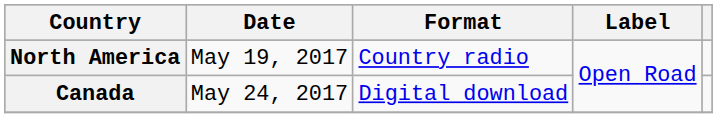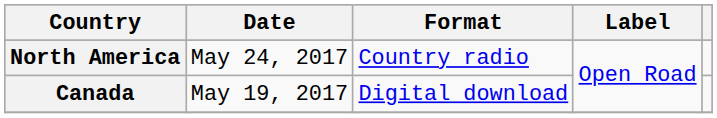(269, 58) May 19, 2017 -> (269, 58) May 24, 2017
(269, 94) May 24, 2017 -> (269, 94) May 19, 2017
